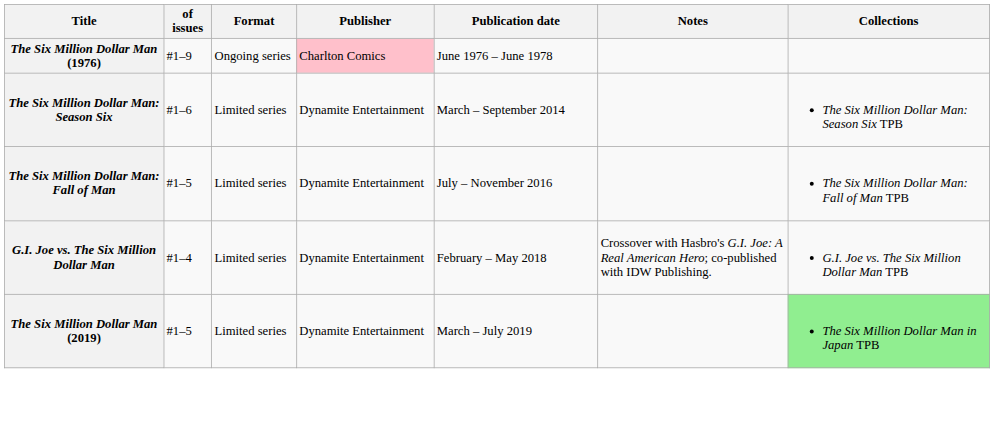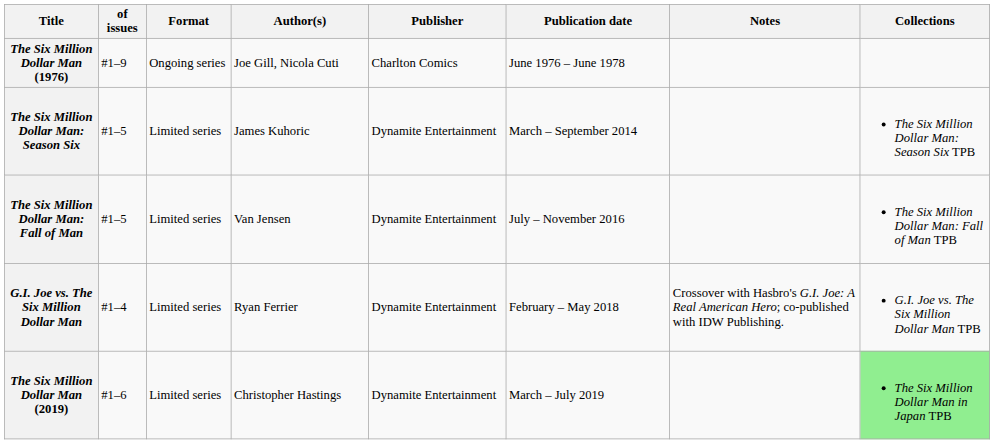+ column: (300, 21)
(342, 55) pink background -> (415, 63) no background
(179, 109) #1–6 -> (114, 131) #1–5
(179, 331) #1–5 -> (114, 395) #1–6
